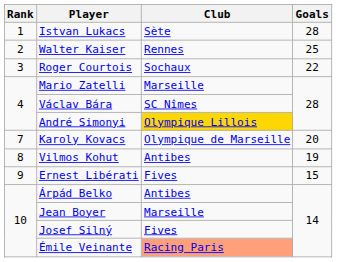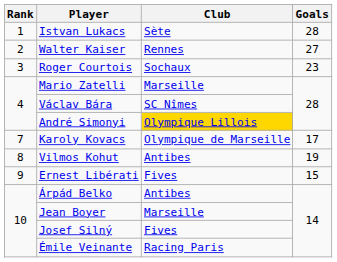(312, 49) 25 -> (312, 49) 27
(312, 67) 22 -> (312, 67) 23
(312, 139) 20 -> (312, 139) 17
(184, 248) lightsalmon background -> (184, 248) no background
